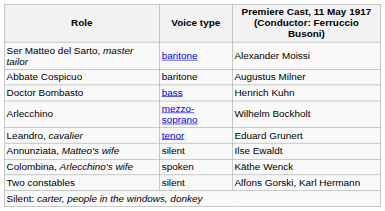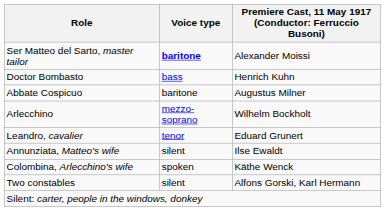(180, 55) normal -> (181, 55) bold
rows swapped: (44, 77) <-> (45, 93)
